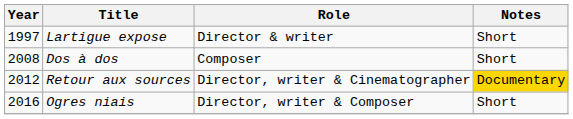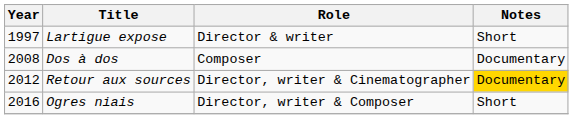(497, 59) Short -> (521, 59) Documentary
